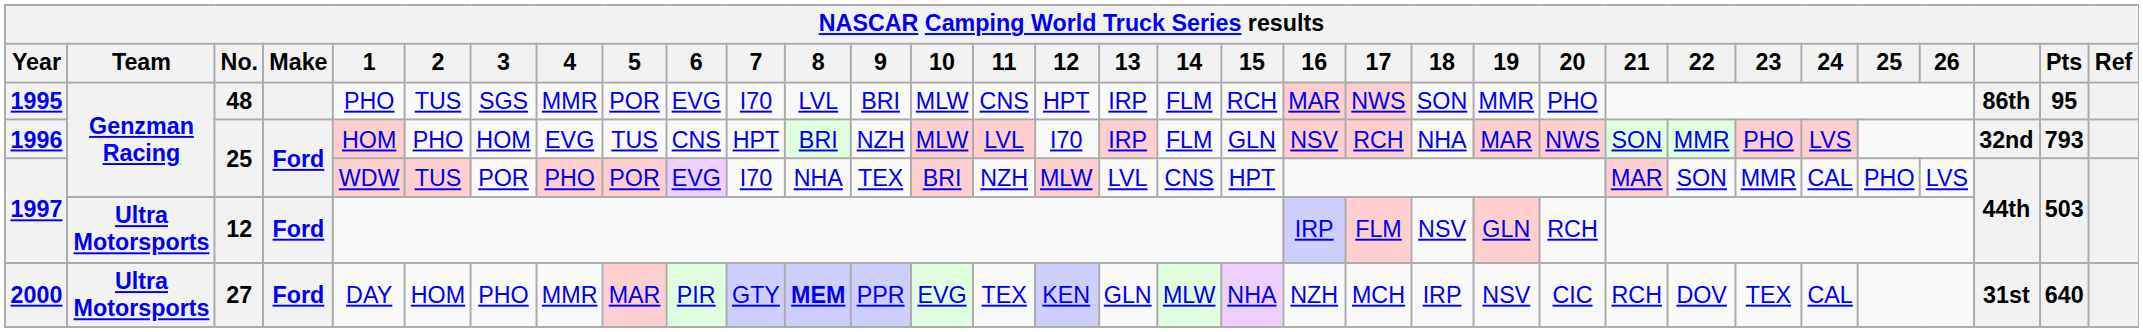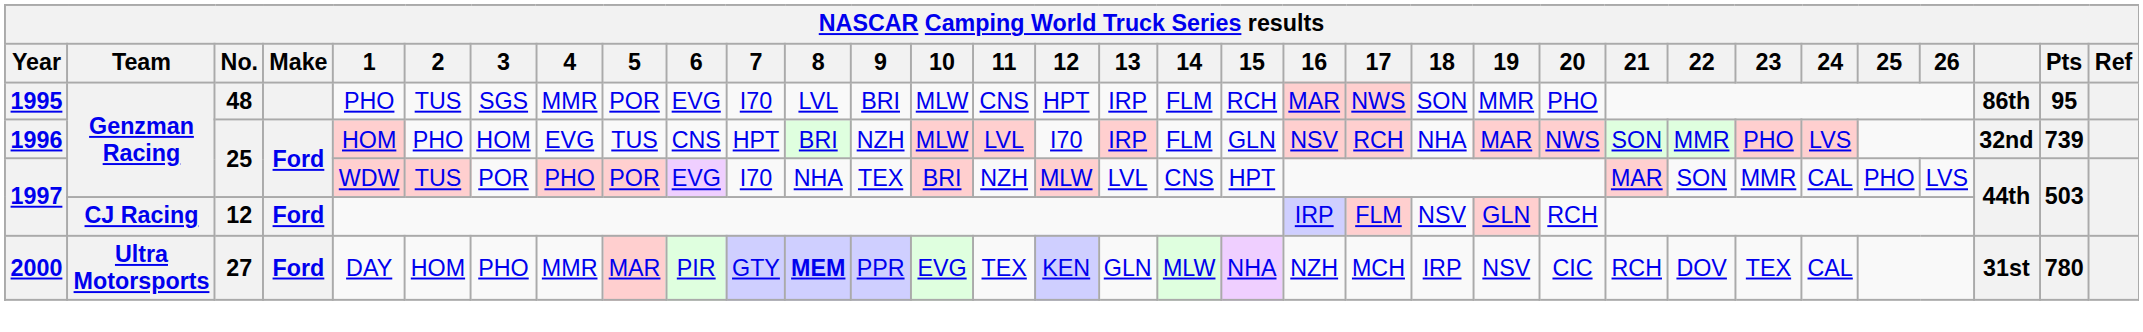(2064, 139) 793 -> (2064, 139) 739
(141, 230) Ultra Motorsports -> (141, 216) CJ Racing
(2064, 295) 640 -> (2064, 268) 780
